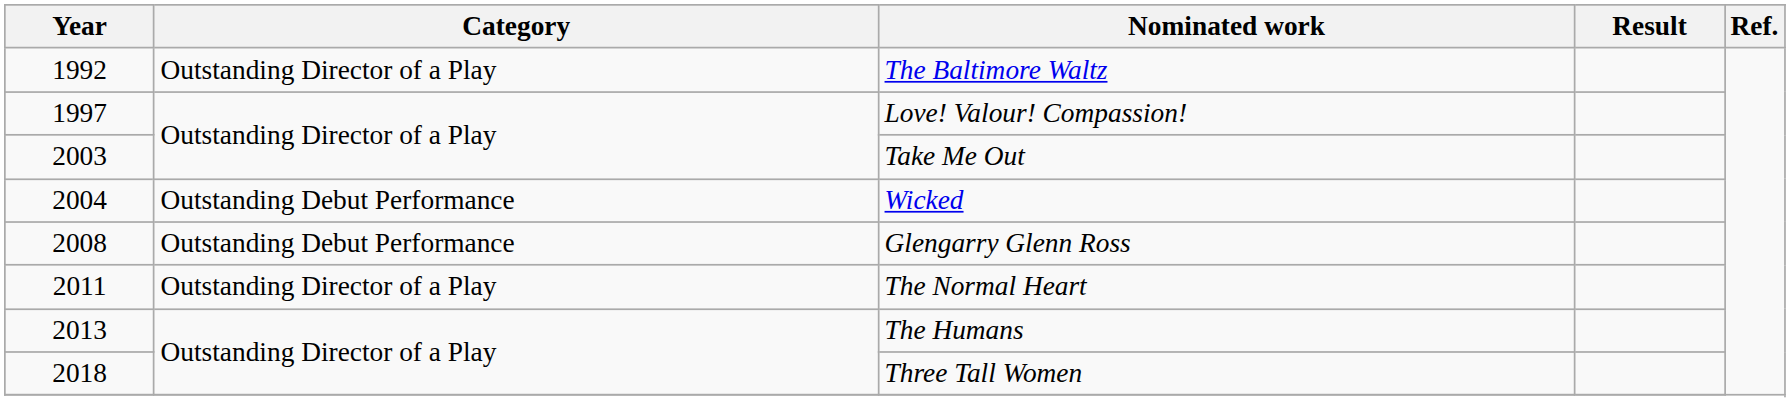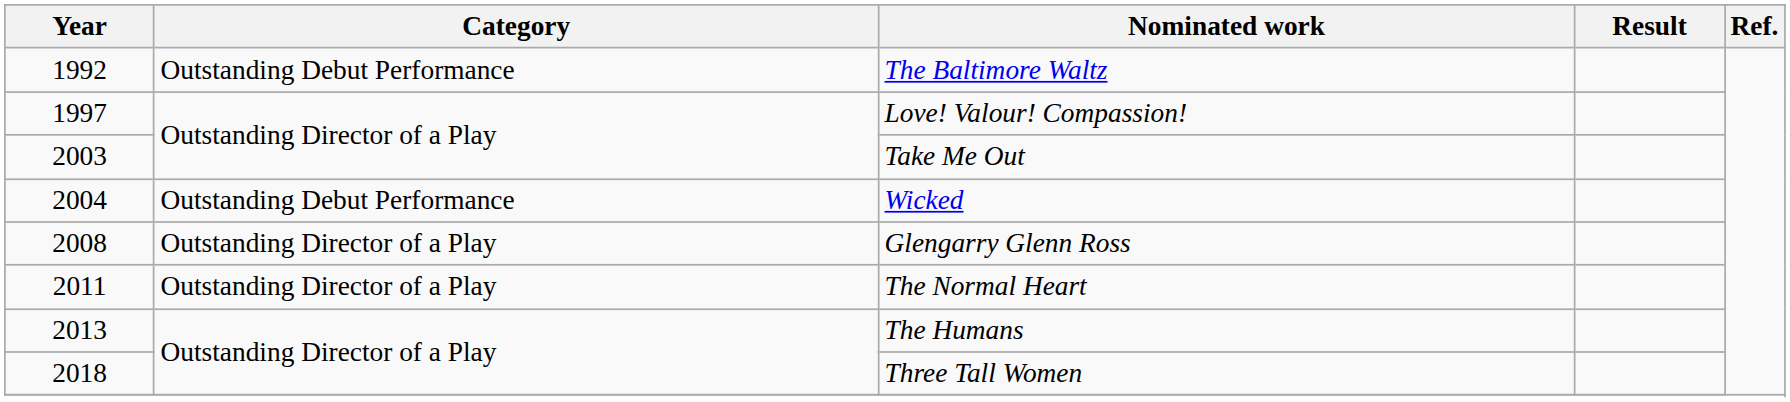(328, 69) Outstanding Director of a Play -> (338, 69) Outstanding Debut Performance
(338, 243) Outstanding Debut Performance -> (328, 243) Outstanding Director of a Play
